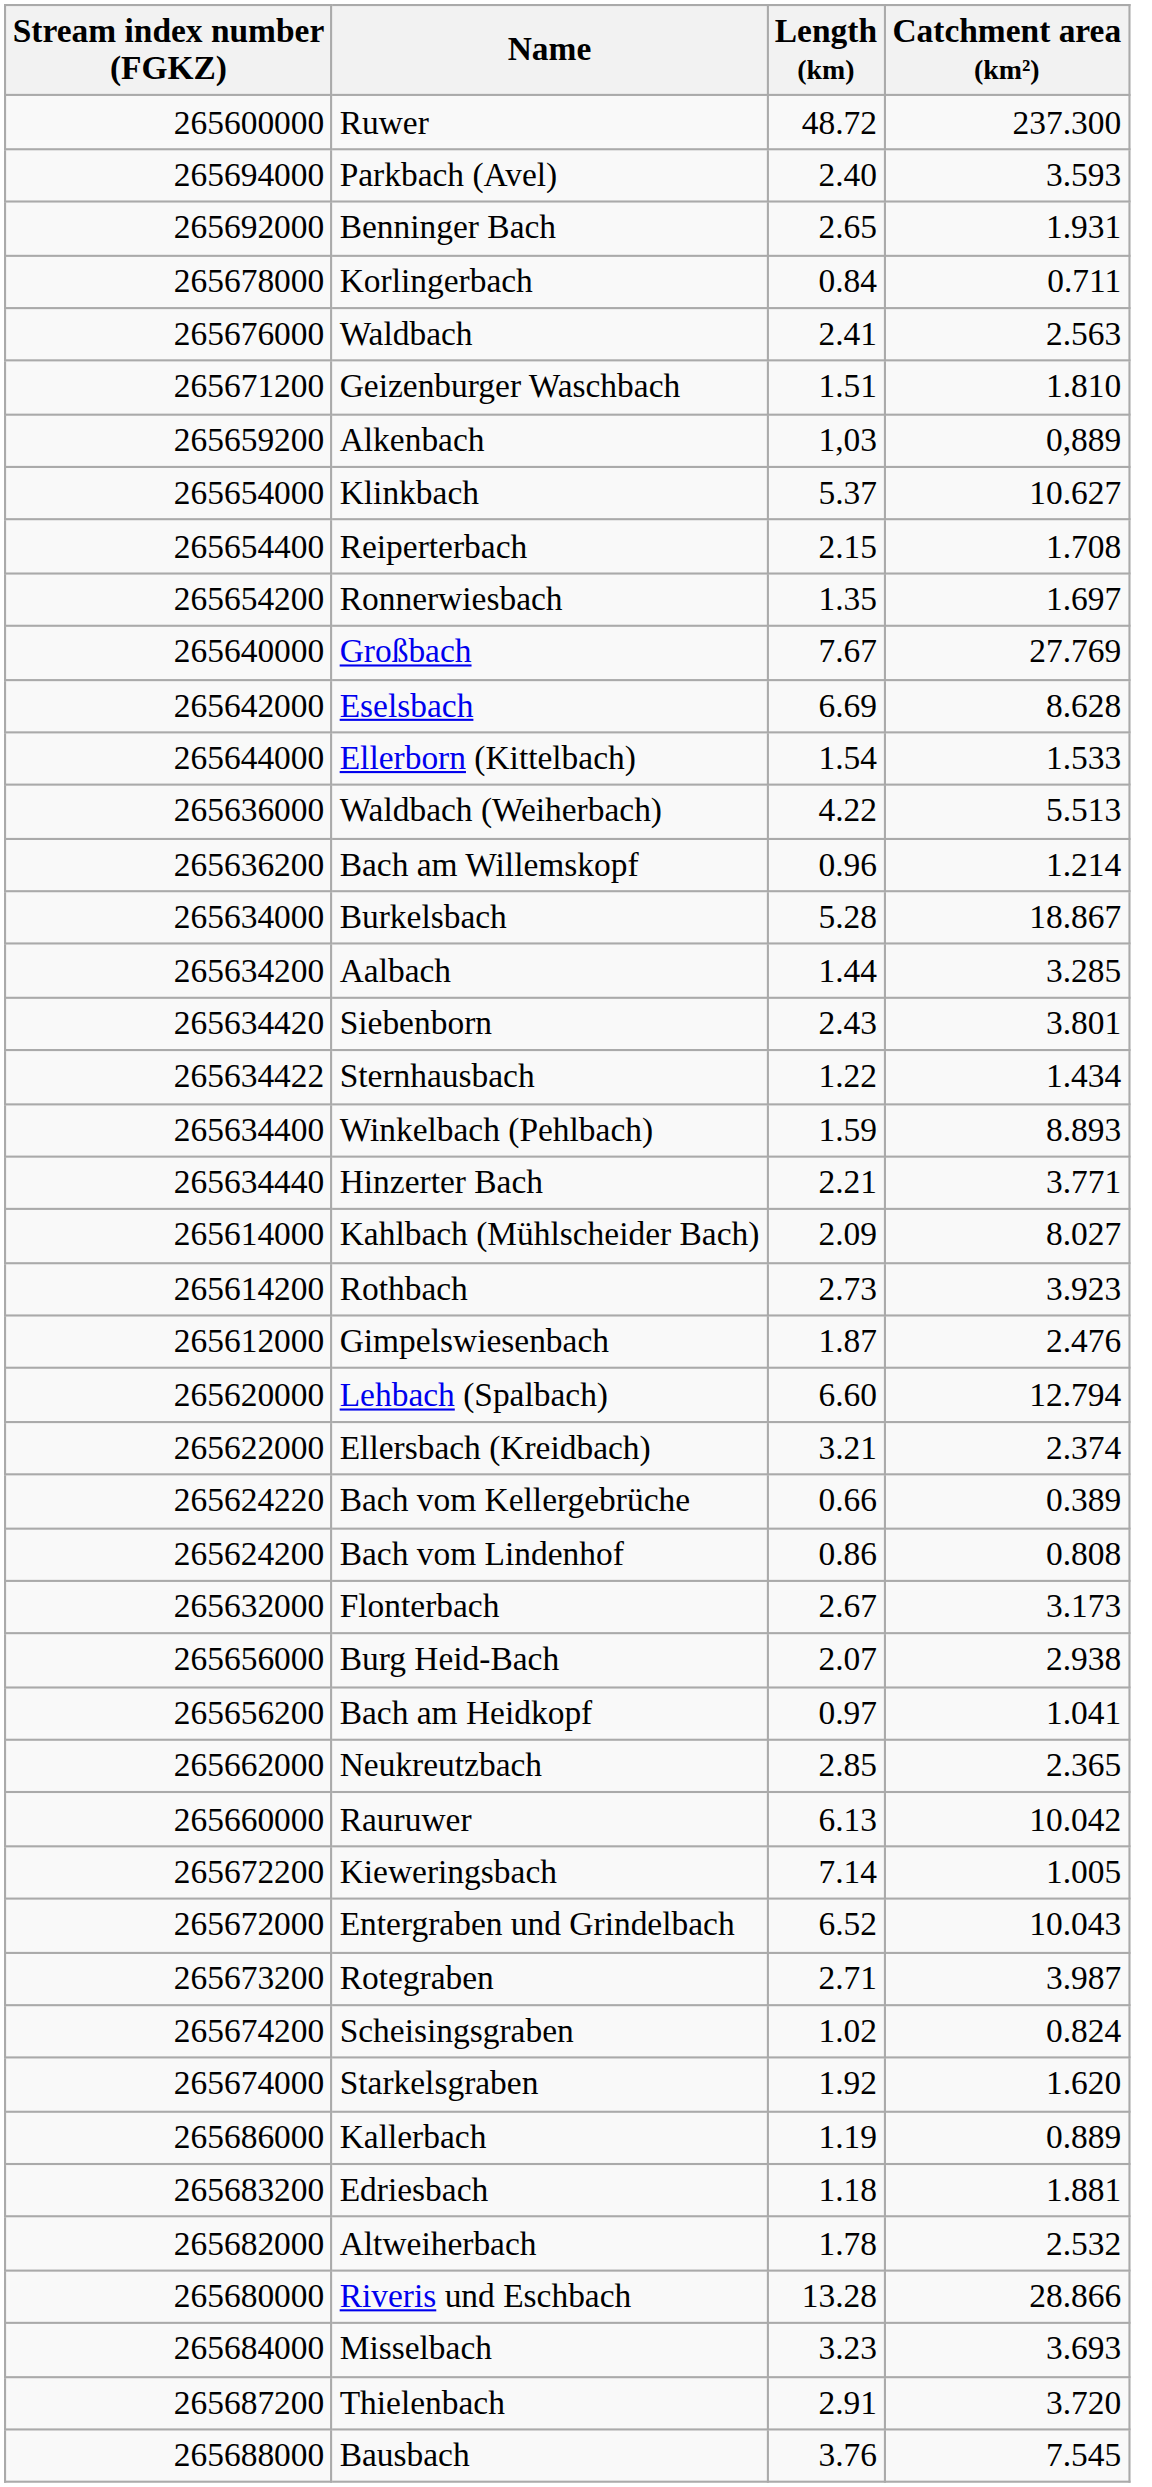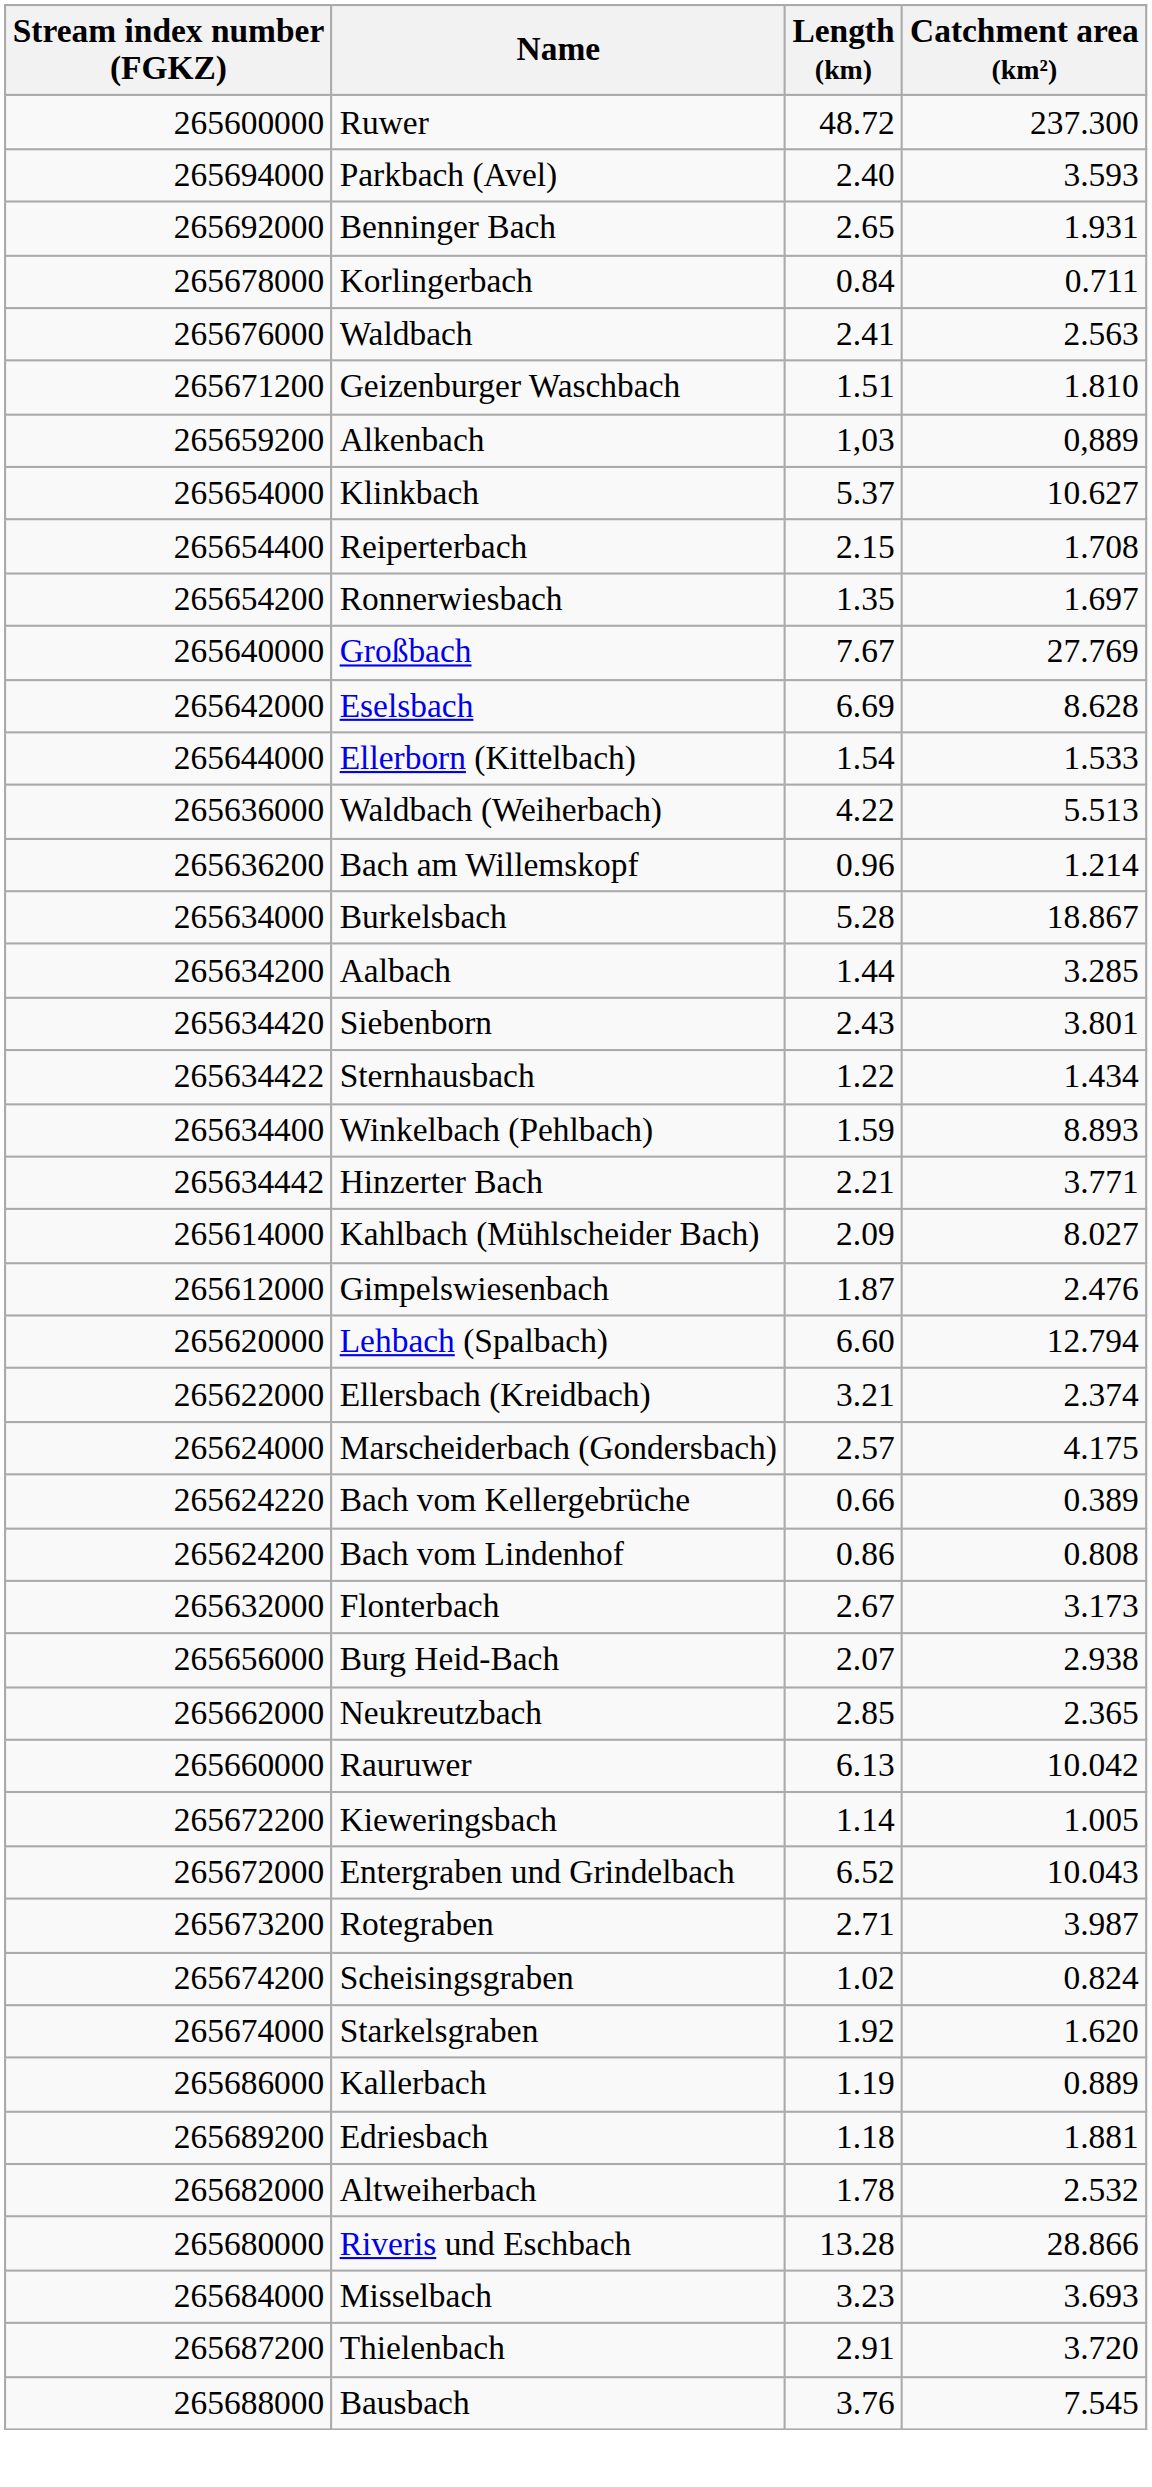(249, 1182) 265634440 -> (249, 1182) 265634442
- row: (404, 1288)
+ row: (558, 1447)
- row: (466, 1712)
(848, 1871) 7.14 -> (865, 1818) 1.14
(249, 2189) 265683200 -> (249, 2136) 265689200
